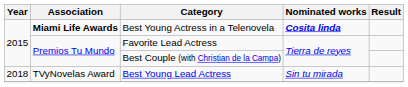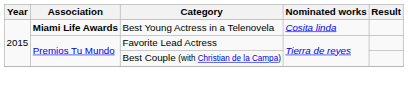(313, 27) bold -> (311, 27) normal
- row: (177, 74)
